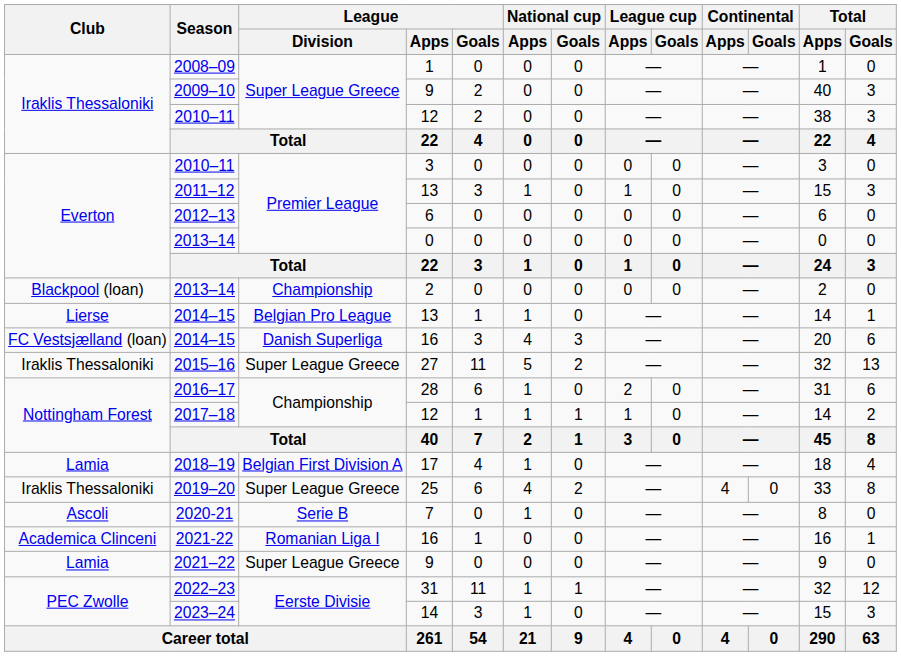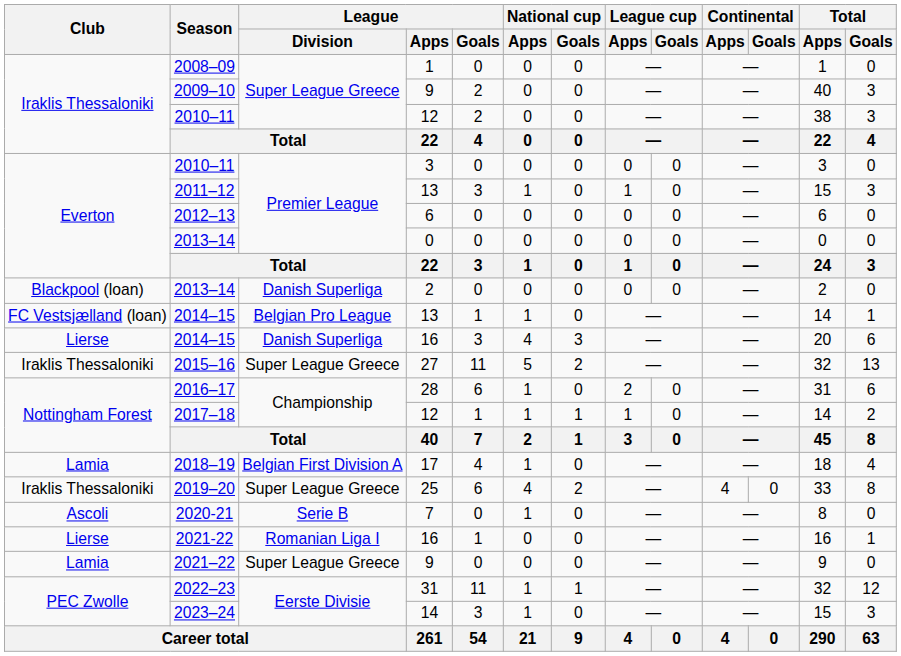(322, 290) Championship -> (322, 290) Danish Superliga
(87, 315) Lierse -> (87, 315) FC Vestsjælland (loan)
(87, 340) FC Vestsjælland (loan) -> (87, 340) Lierse
(87, 539) Academica Clinceni -> (87, 539) Lierse
